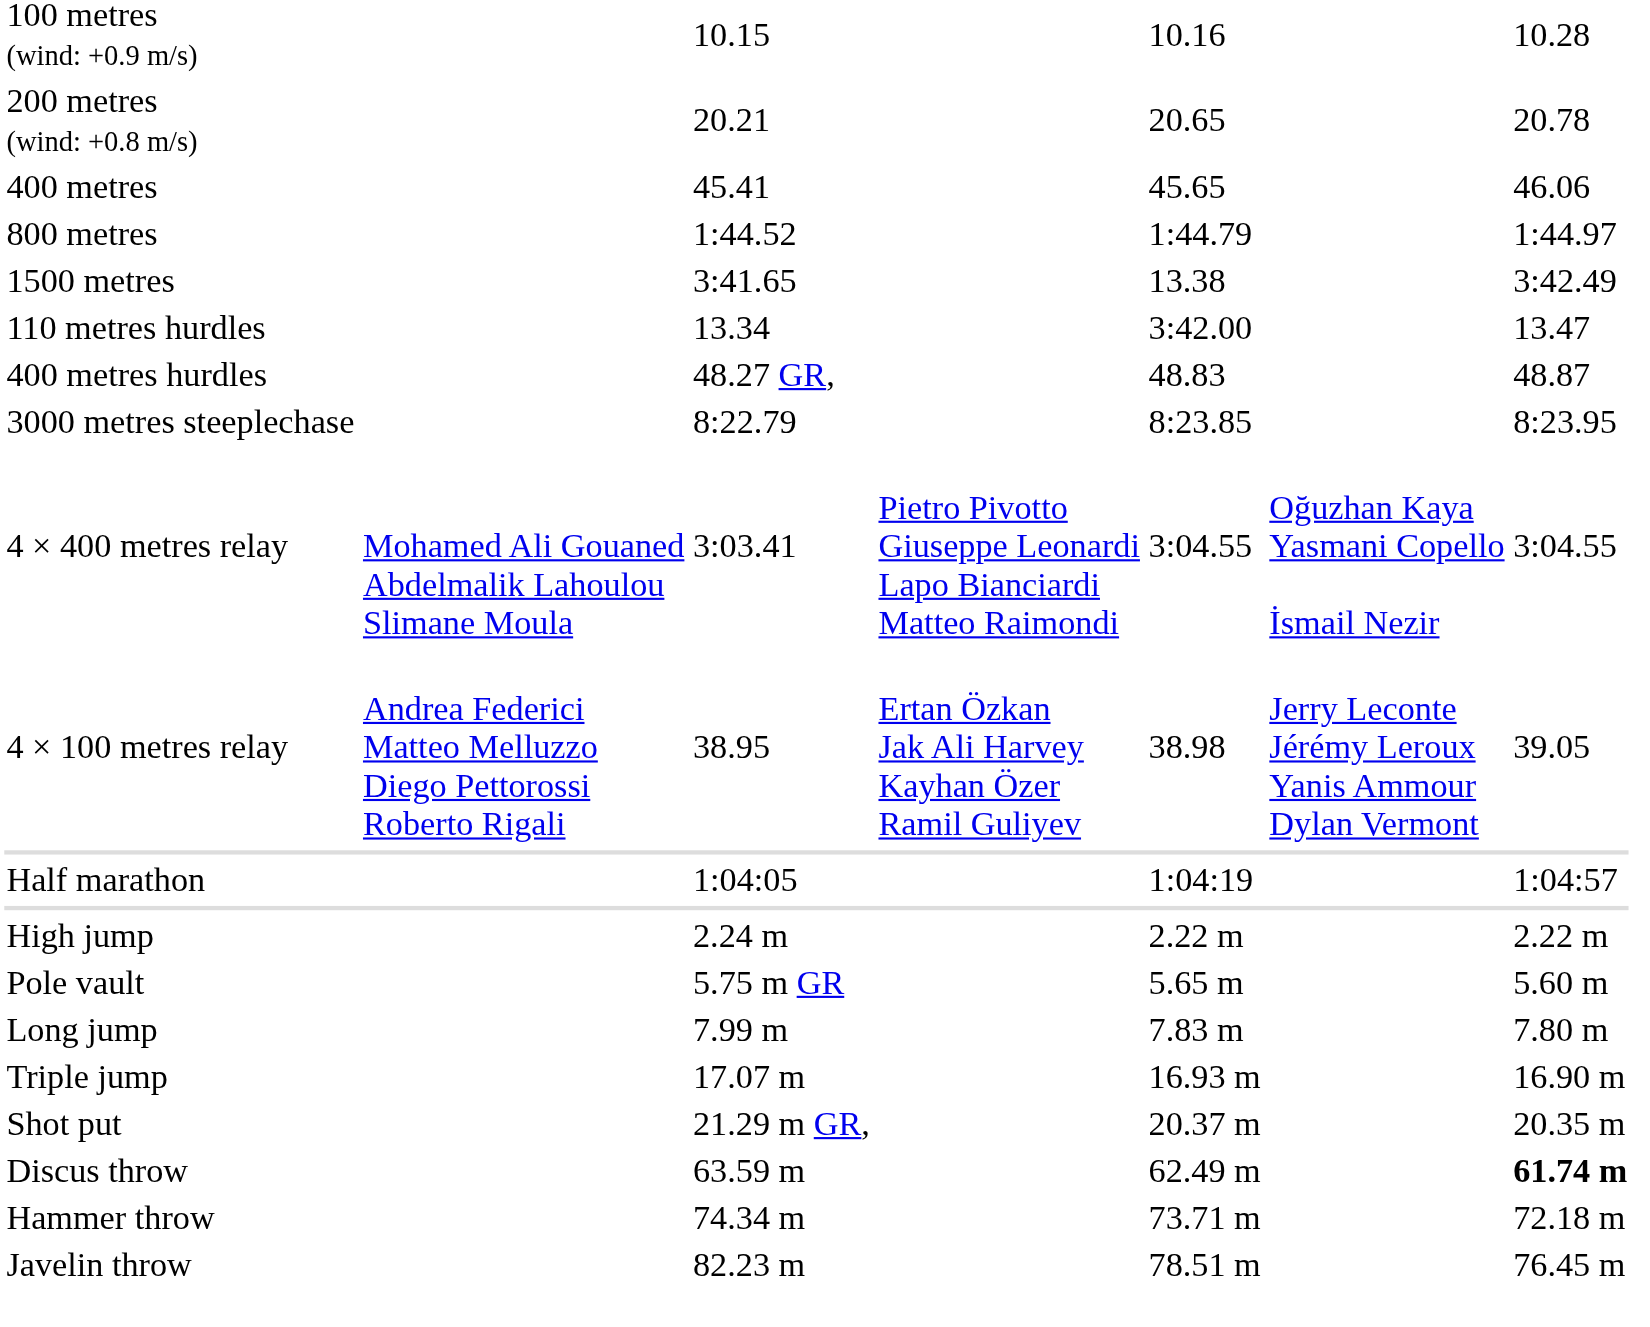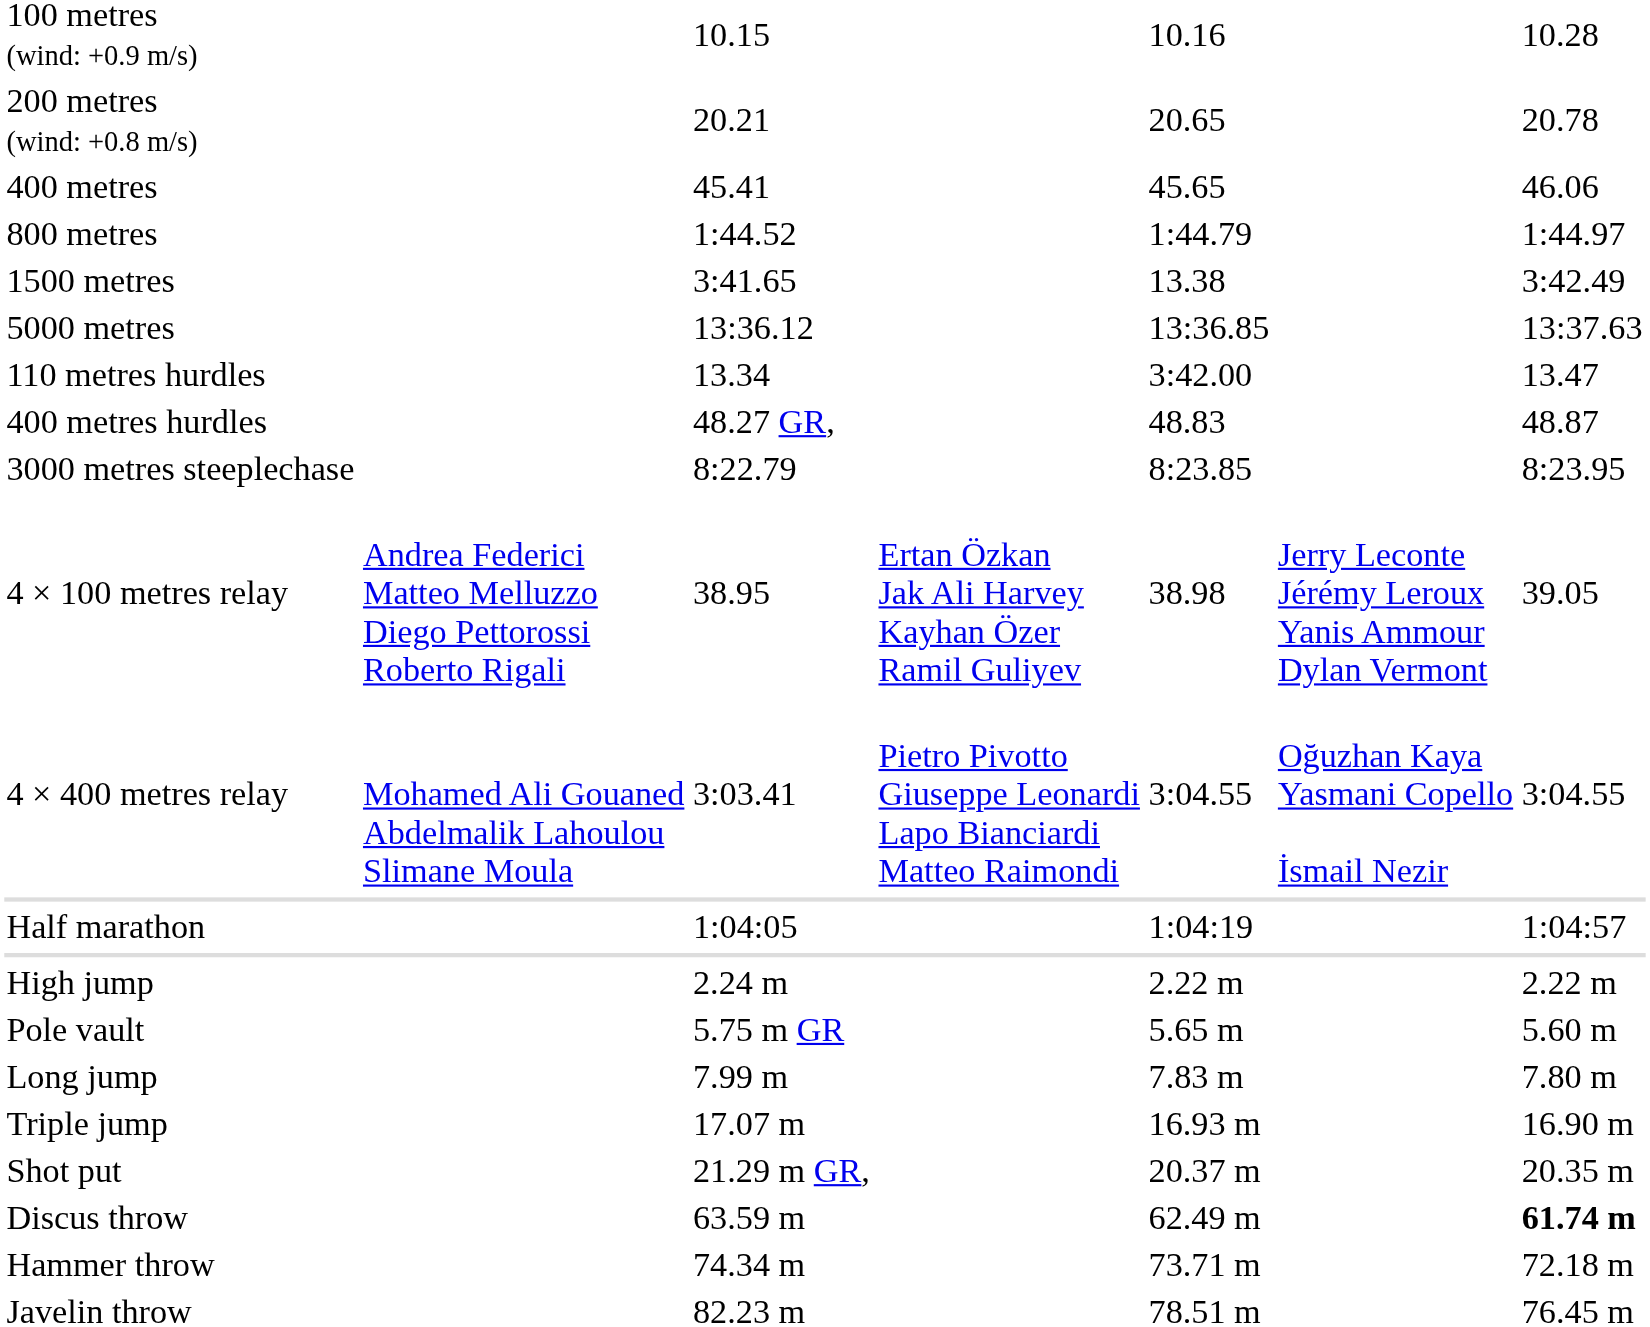+ row: (91, 327)
rows swapped: (147, 746) <-> (147, 545)
